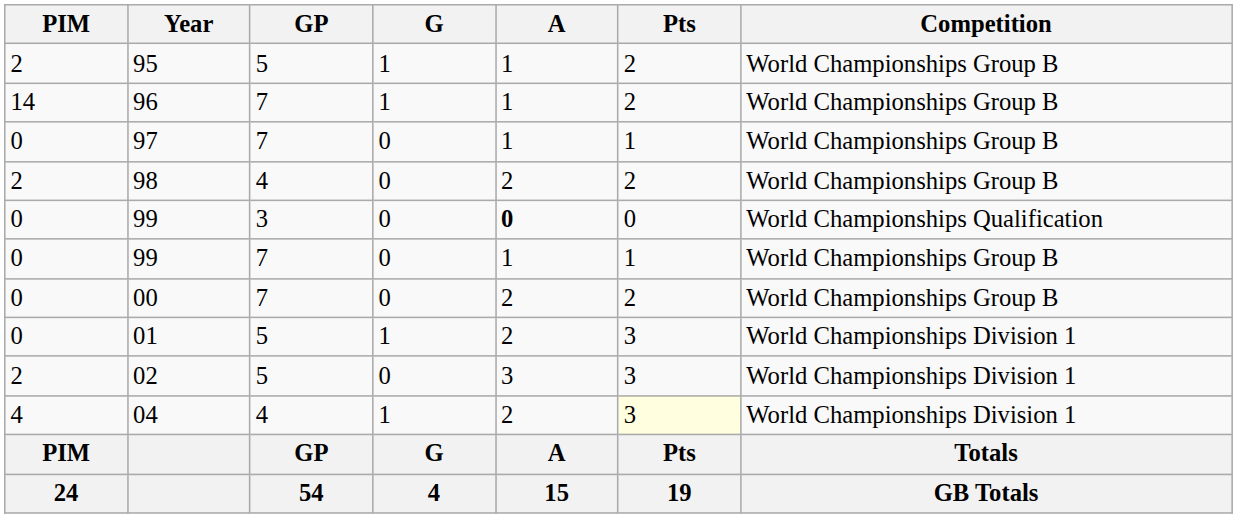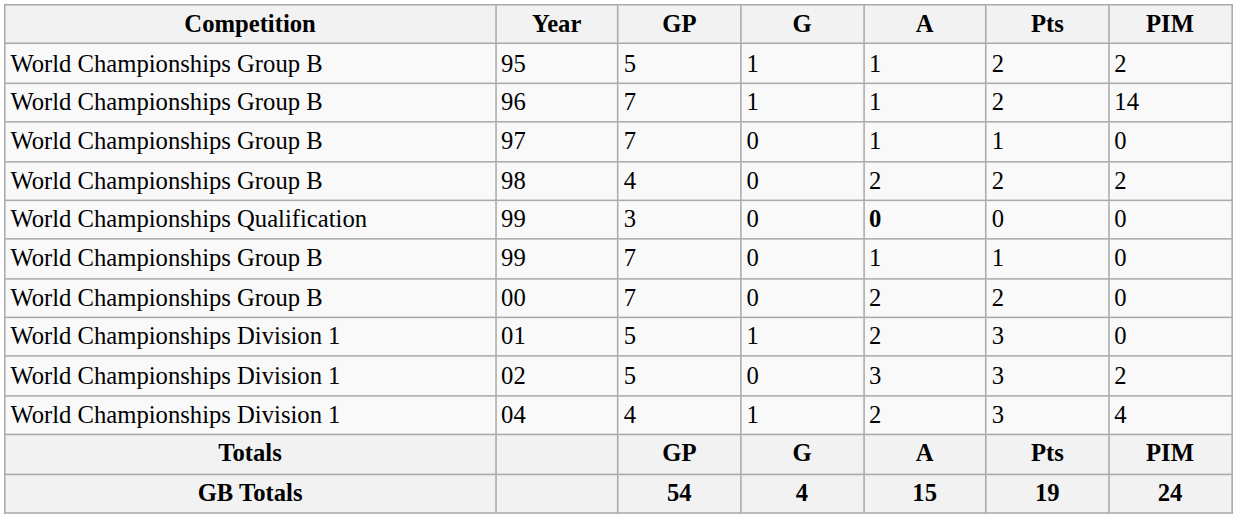columns swapped: (986, 24) <-> (66, 24)
(630, 414) lightyellow background -> (998, 414) no background
